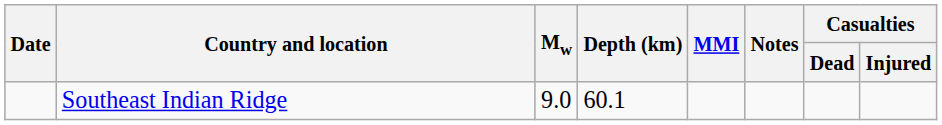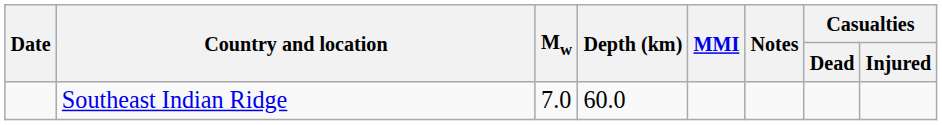(556, 100) 9.0 -> (556, 100) 7.0
(605, 100) 60.1 -> (605, 100) 60.0
